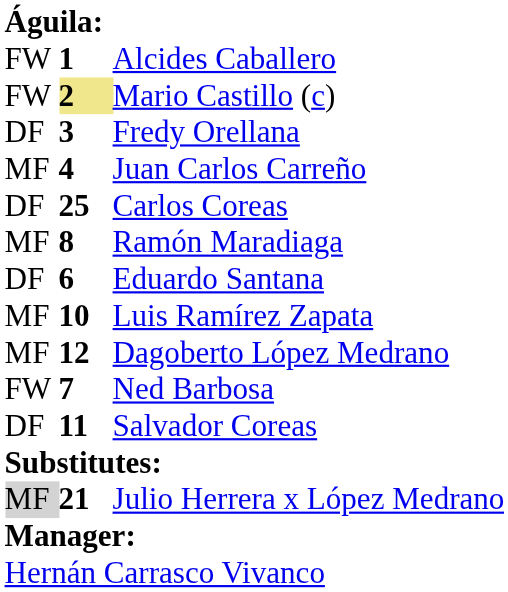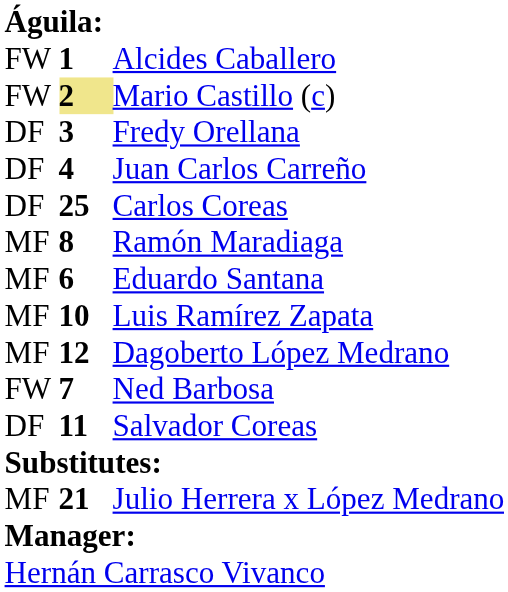(27, 168) MF -> (24, 168) DF
(24, 278) DF -> (27, 278) MF
(27, 499) lightgrey background -> (27, 499) no background
